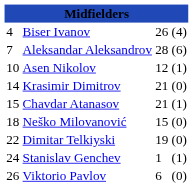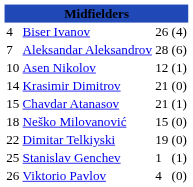(13, 157) 24 -> (13, 157) 25
(159, 176) 6 -> (159, 176) 4
